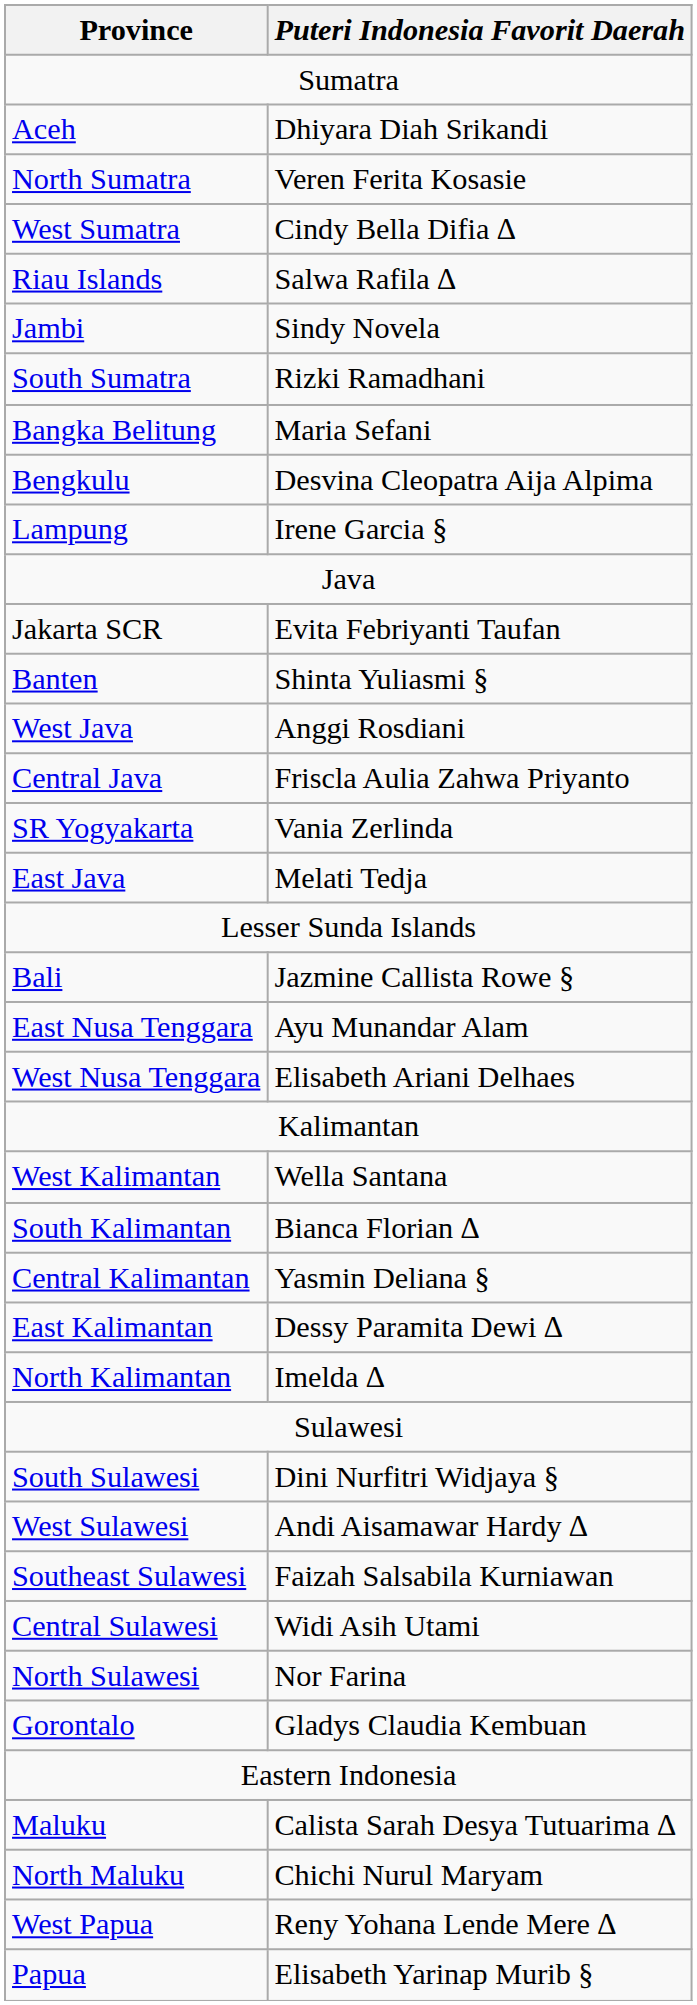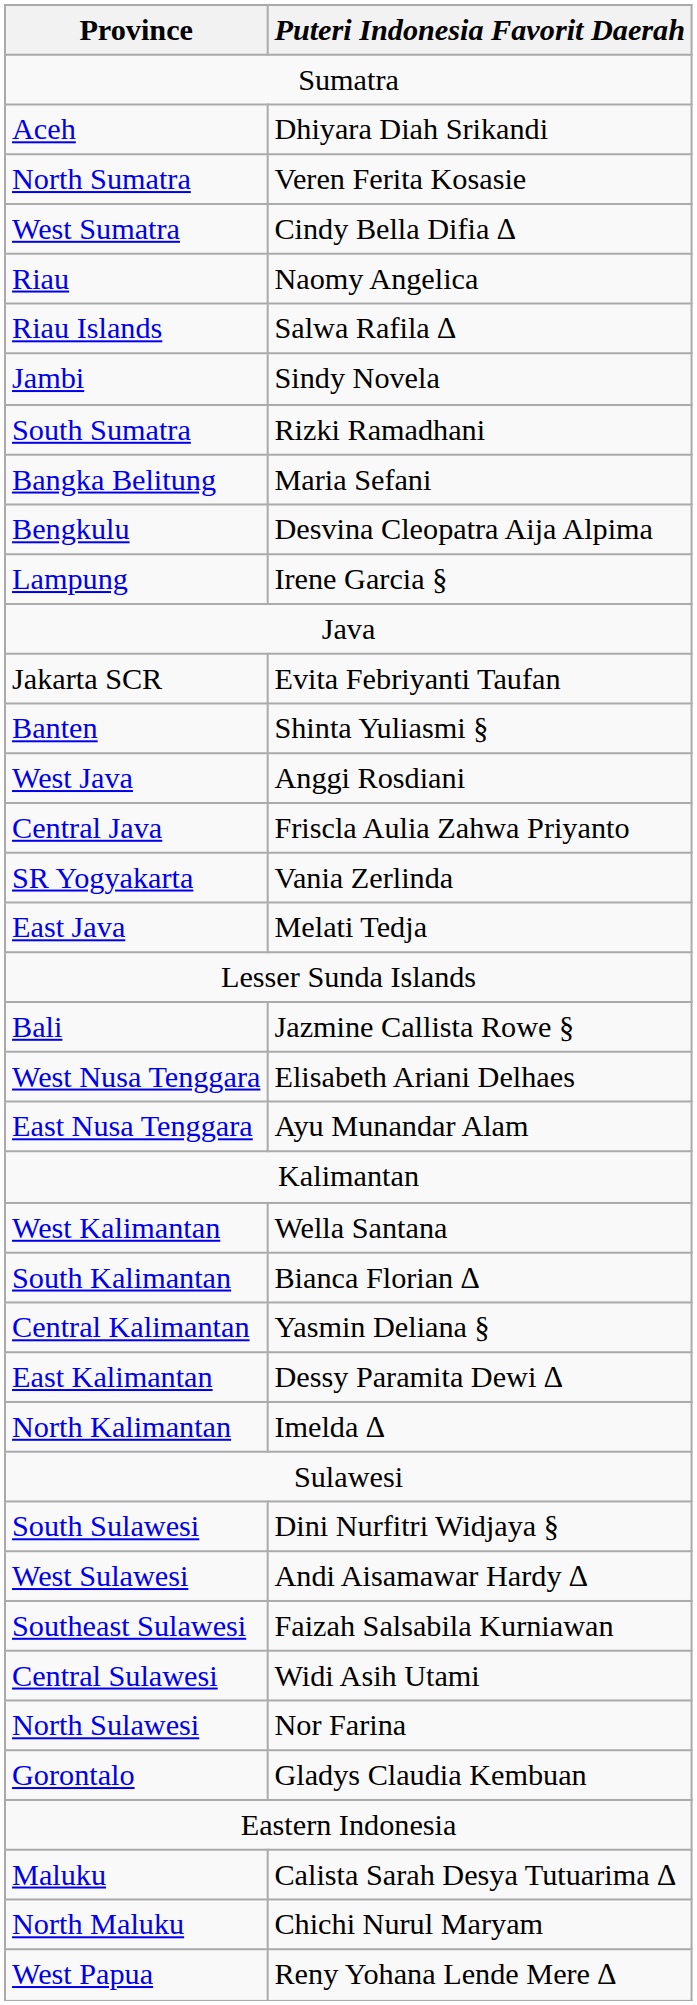+ row: (41, 278)
rows swapped: (136, 1076) <-> (132, 1027)
- row: (49, 1974)
